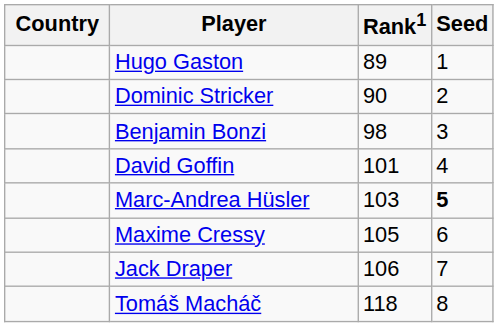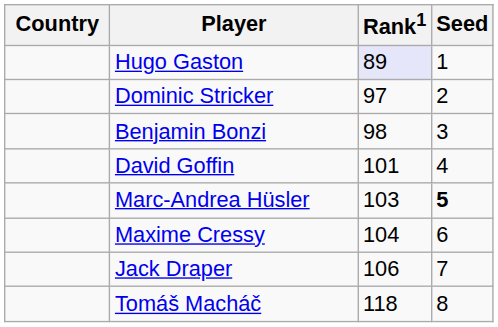(375, 62) no background -> (375, 62) lavender background
(375, 96) 90 -> (375, 96) 97
(381, 234) 105 -> (381, 234) 104
